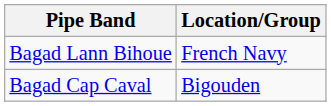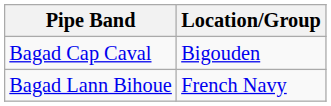rows swapped: (80, 85) <-> (91, 52)
